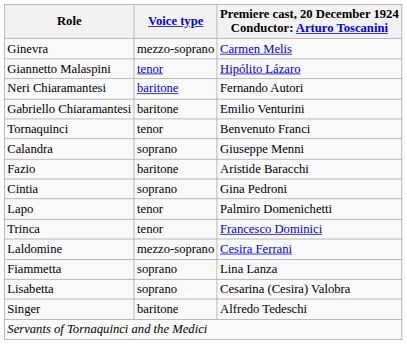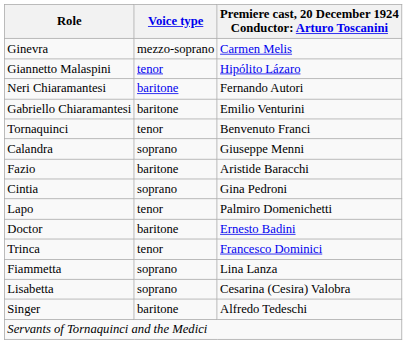+ row: (25, 229)
- row: (35, 249)
